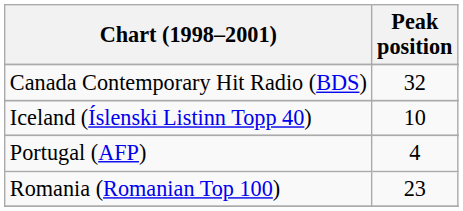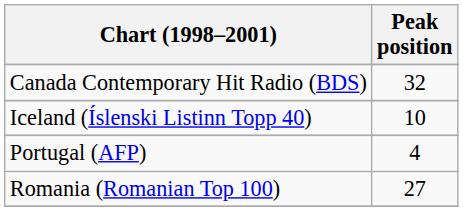(415, 188) 23 -> (415, 188) 27
